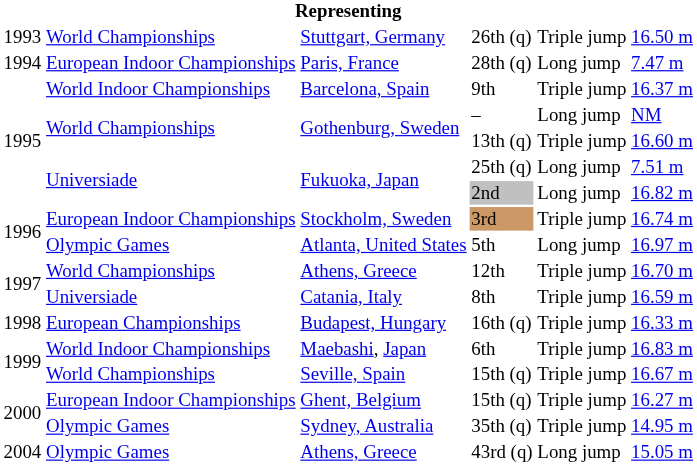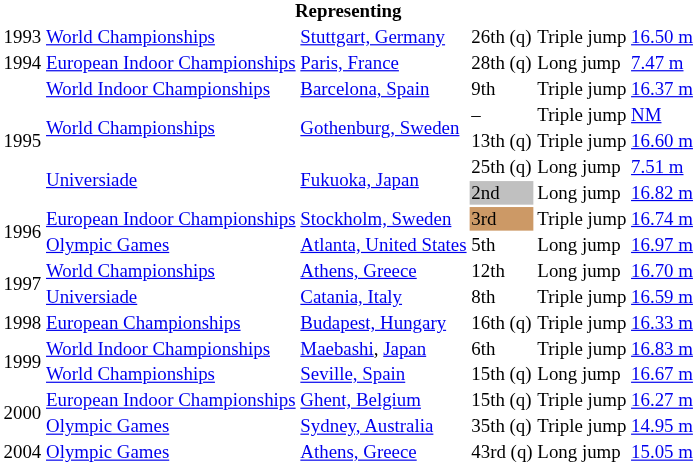(579, 114) Long jump -> (582, 114) Triple jump
(582, 270) Triple jump -> (579, 270) Long jump
(582, 374) Triple jump -> (579, 374) Long jump
